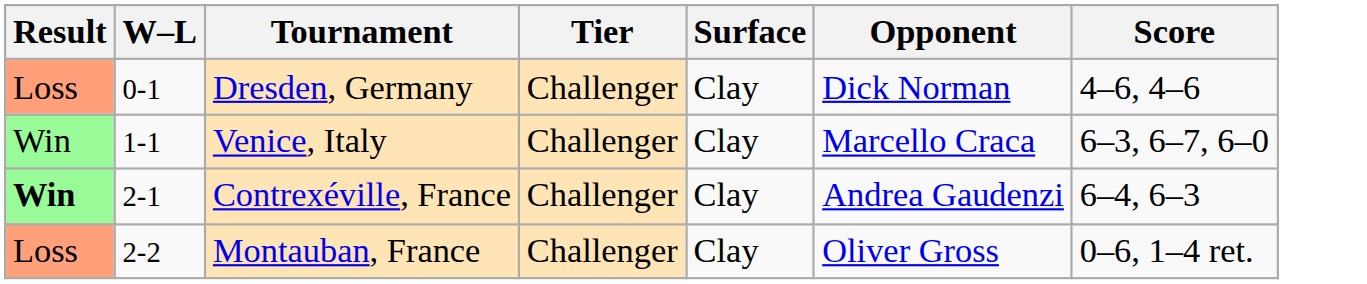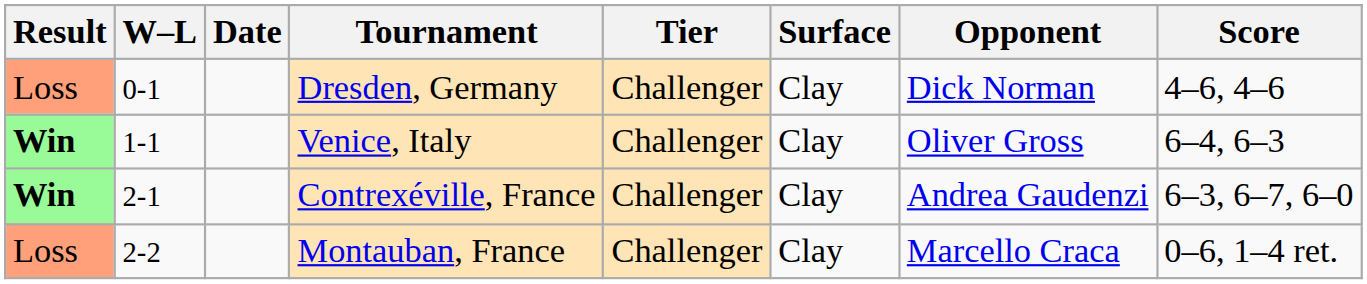+ column: (247, 31)
(42, 140) normal -> (44, 140) bold
(929, 140) Marcello Craca -> (995, 140) Oliver Gross
(1174, 140) 6–3, 6–7, 6–0 -> (1225, 140) 6–4, 6–3
(1140, 195) 6–4, 6–3 -> (1259, 195) 6–3, 6–7, 6–0
(911, 250) Oliver Gross -> (1013, 250) Marcello Craca
